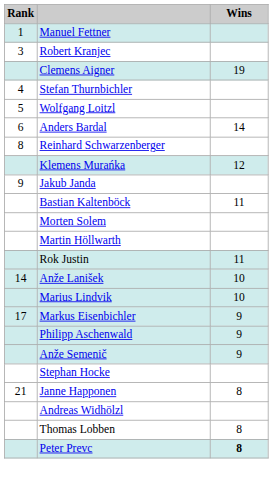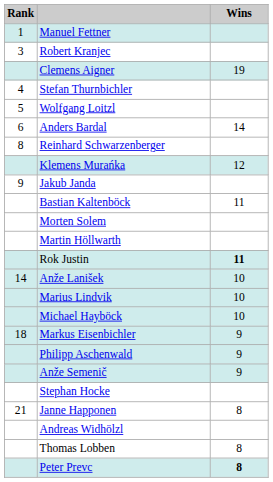(239, 259) normal -> (239, 259) bold
+ row: (81, 316)
(21, 316) 17 -> (21, 334) 18
